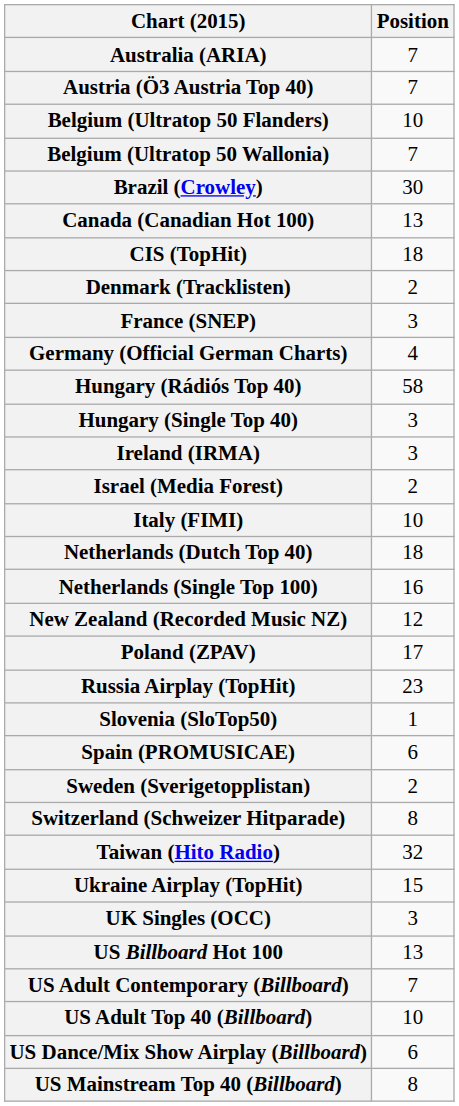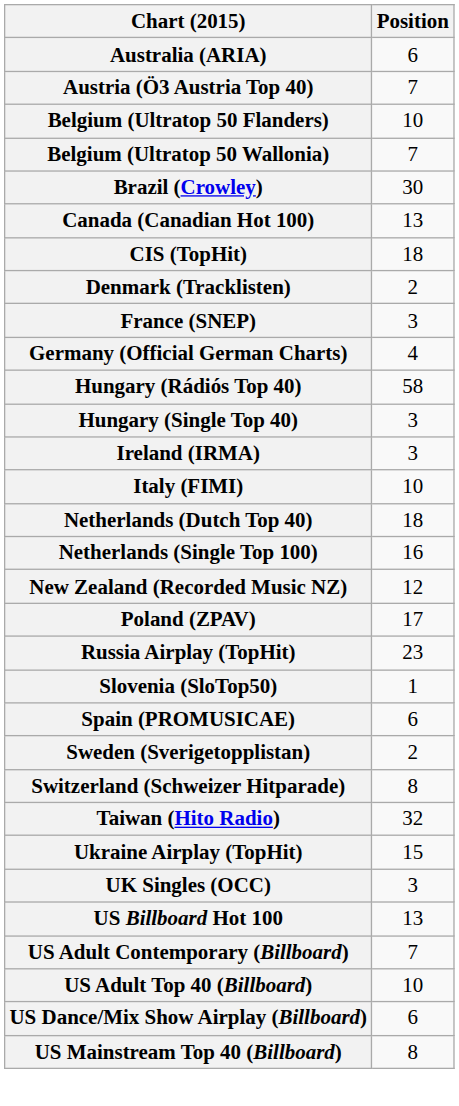(413, 54) 7 -> (413, 54) 6
- row: (188, 486)
